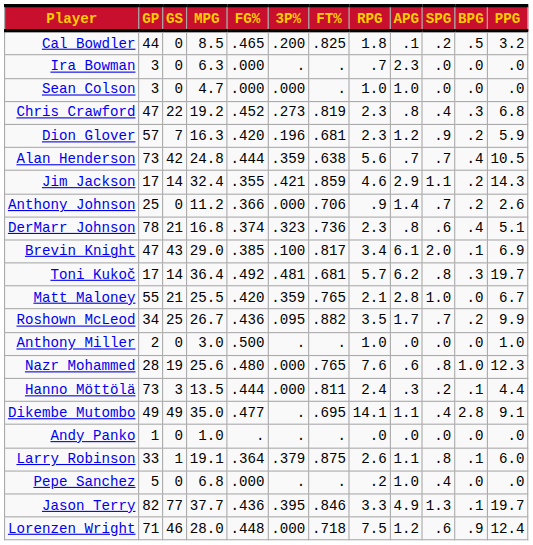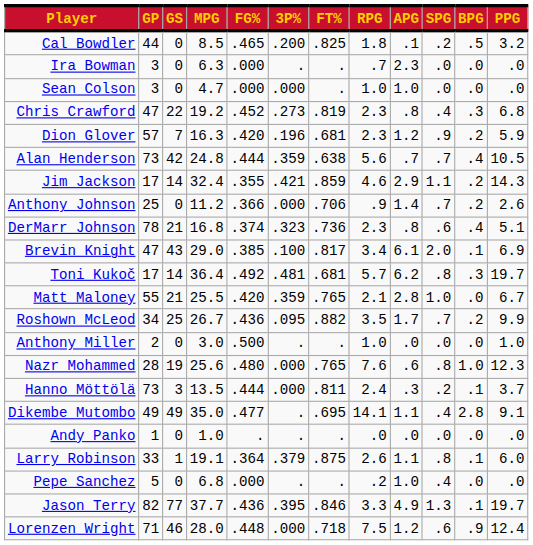(512, 390) 4.4 -> (512, 390) 3.7
